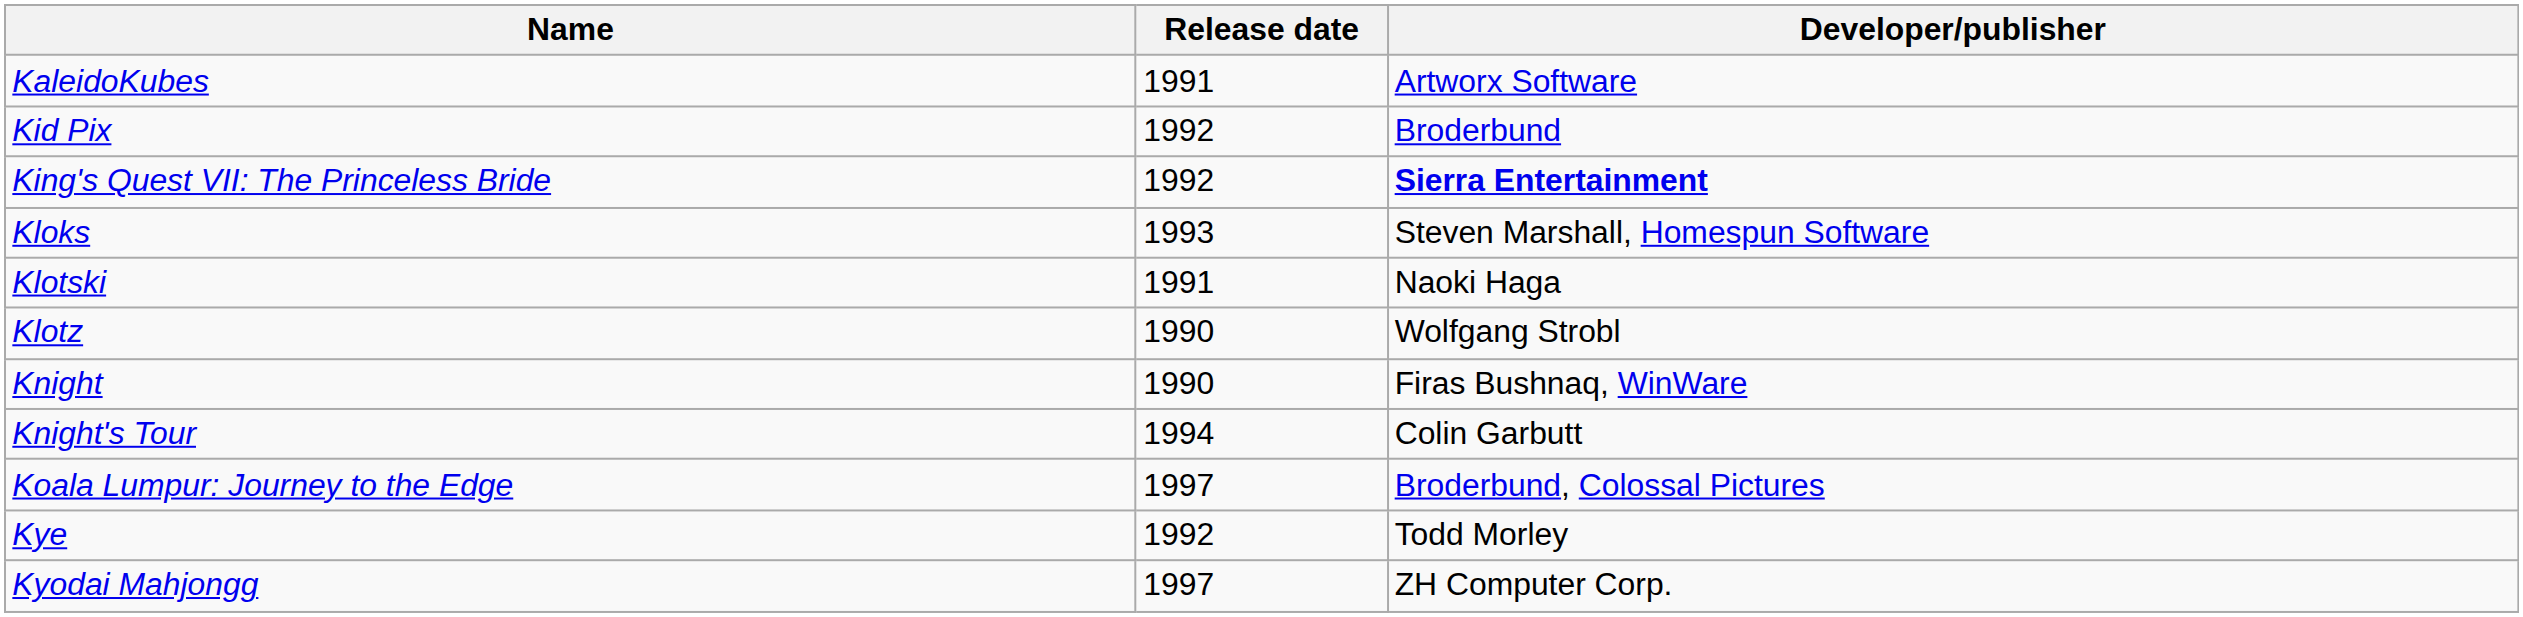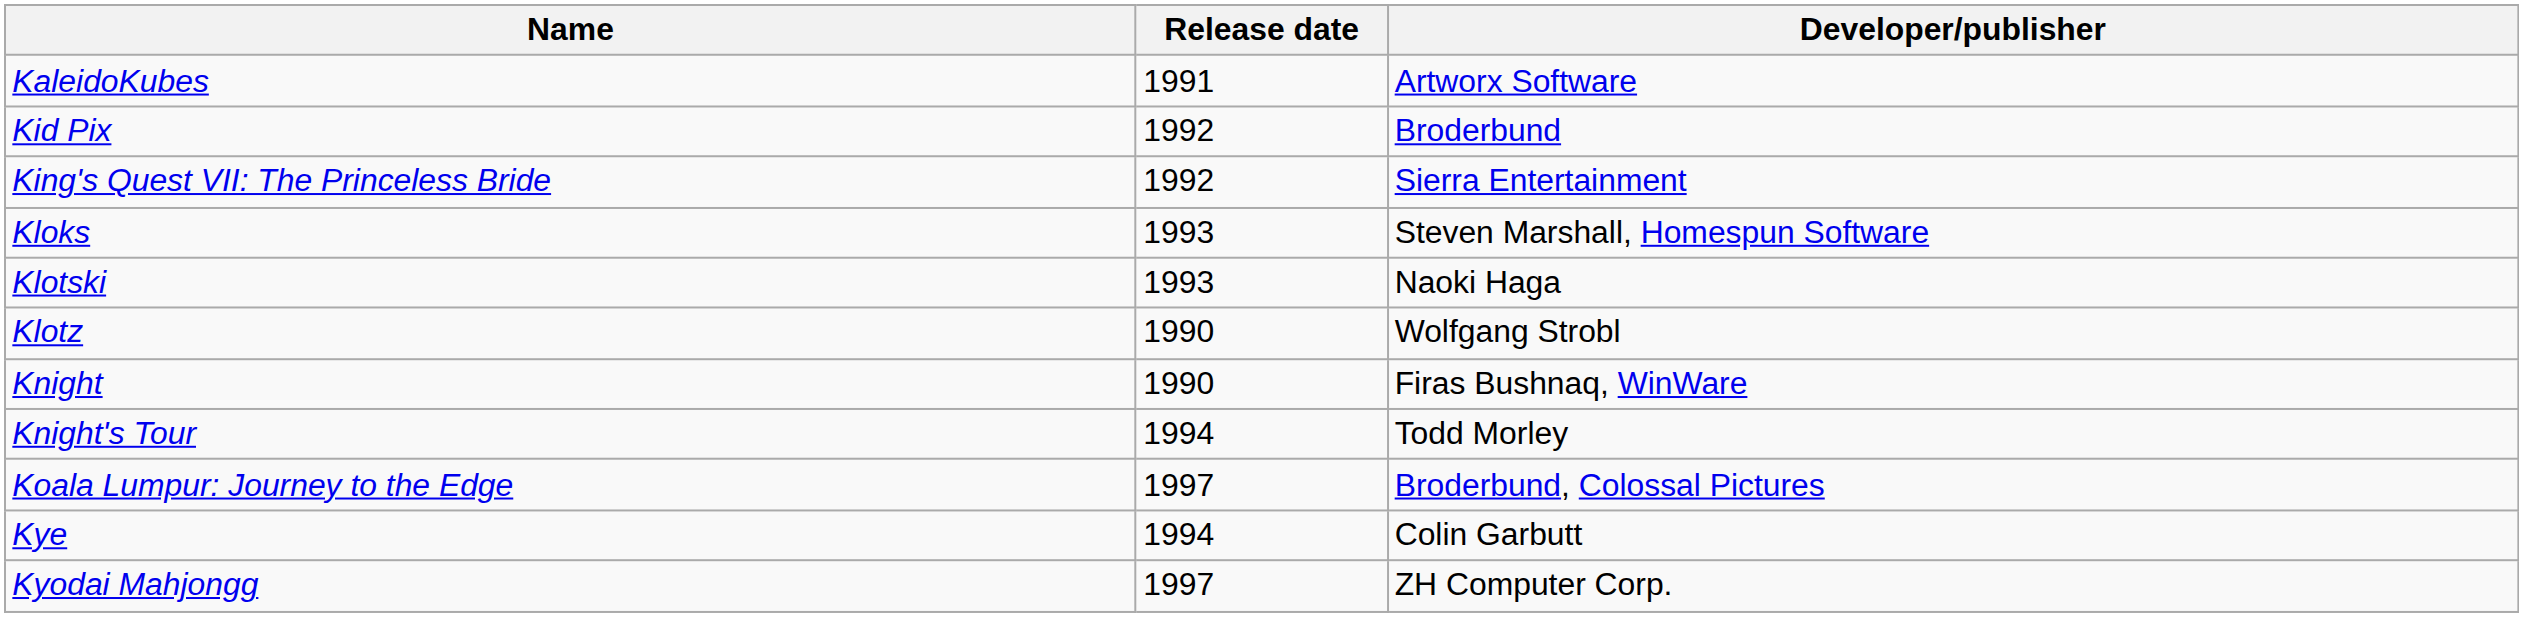(1551, 181) bold -> (1541, 181) normal
(1179, 282) 1991 -> (1179, 282) 1993
(1488, 433) Colin Garbutt -> (1481, 433) Todd Morley
(1179, 534) 1992 -> (1179, 534) 1994
(1481, 534) Todd Morley -> (1488, 534) Colin Garbutt
